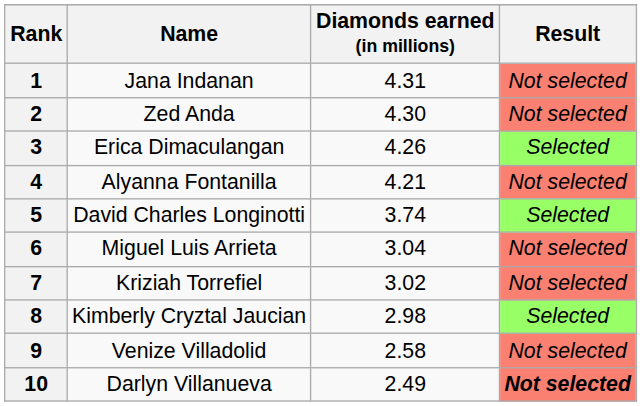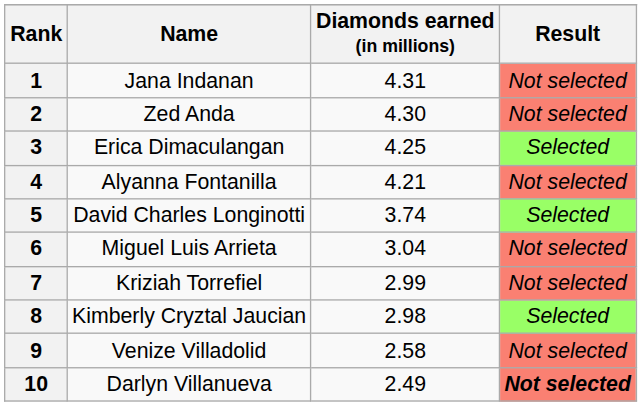(405, 147) 4.26 -> (405, 147) 4.25
(405, 282) 3.02 -> (405, 282) 2.99
